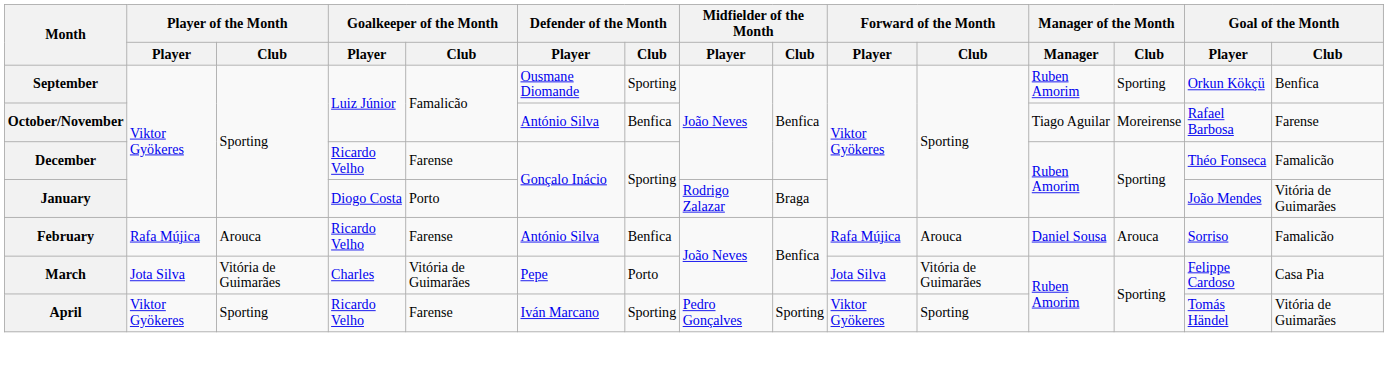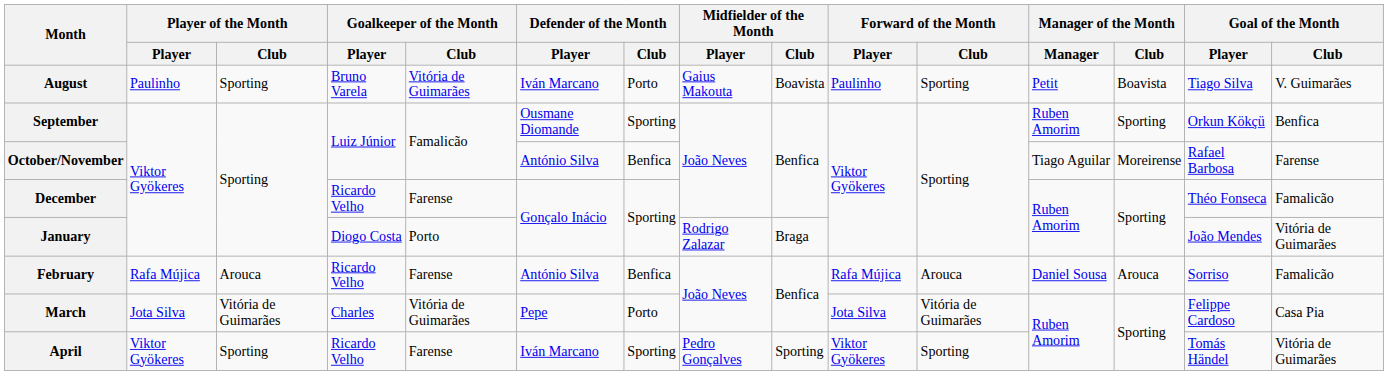+ row: (66, 84)
